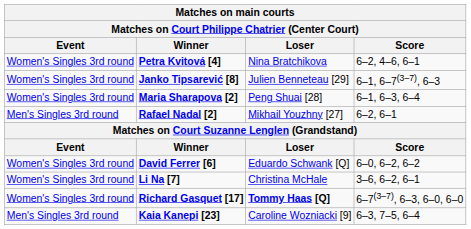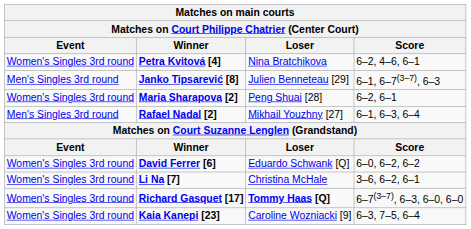(70, 80) Women's Singles 3rd round -> (63, 80) Men's Singles 3rd round
(388, 98) 6–1, 6–3, 6–4 -> (376, 98) 6–2, 6–1
(376, 114) 6–2, 6–1 -> (388, 114) 6–1, 6–3, 6–4
(63, 216) Men's Singles 3rd round -> (70, 216) Women's Singles 3rd round
